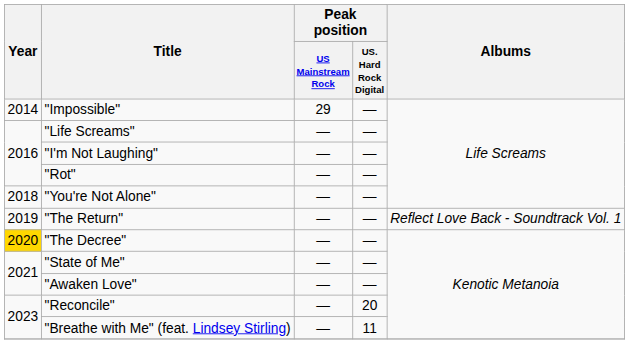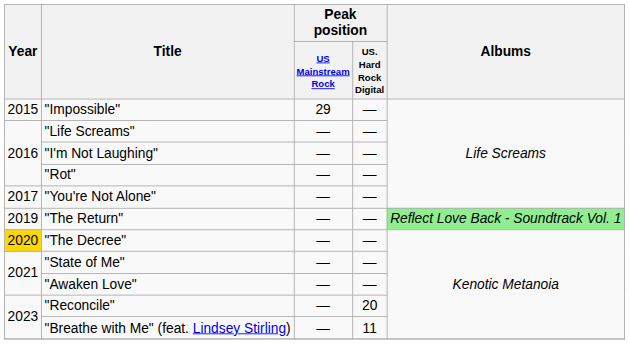(23, 109) 2014 -> (23, 109) 2015
(23, 197) 2018 -> (23, 197) 2017
(506, 218) no background -> (506, 218) lightgreen background
